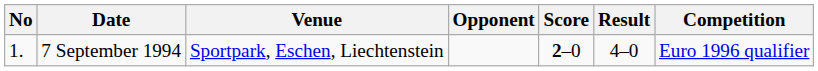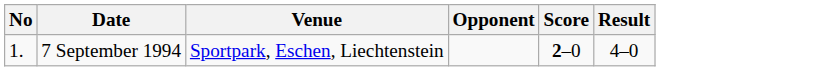- column: (734, 19)
